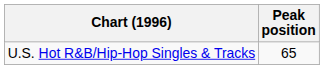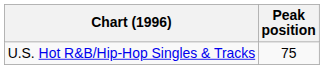(289, 53) 65 -> (289, 53) 75
